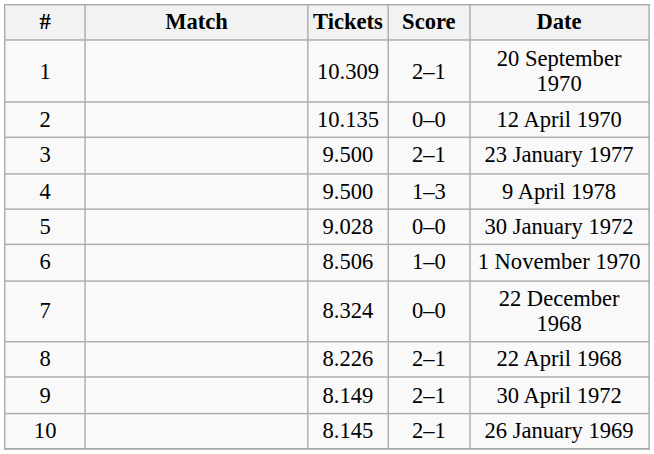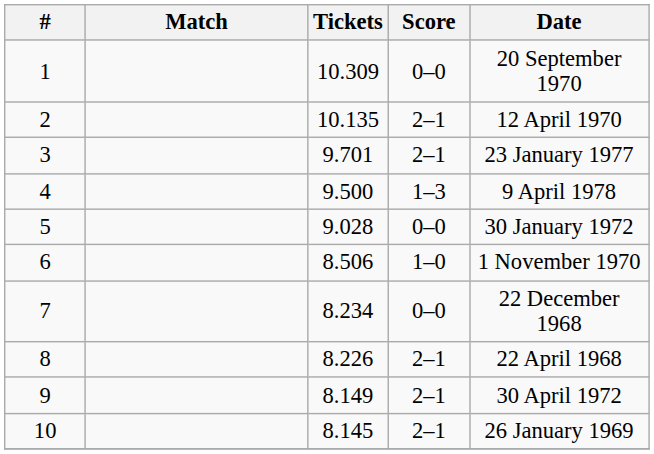(429, 70) 2–1 -> (429, 70) 0–0
(429, 119) 0–0 -> (429, 119) 2–1
(348, 155) 9.500 -> (348, 155) 9.701
(348, 310) 8.324 -> (348, 310) 8.234
